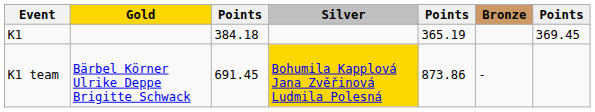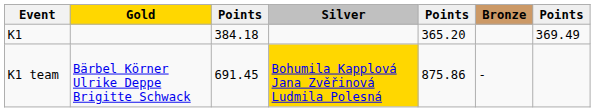(443, 34) 365.19 -> (443, 34) 365.20
(558, 34) 369.45 -> (558, 34) 369.49
(443, 75) 873.86 -> (443, 75) 875.86
